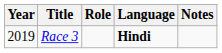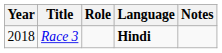(21, 36) 2019 -> (21, 36) 2018
